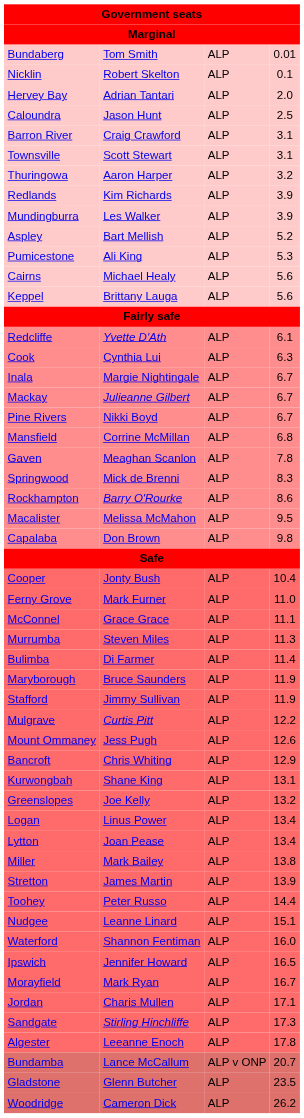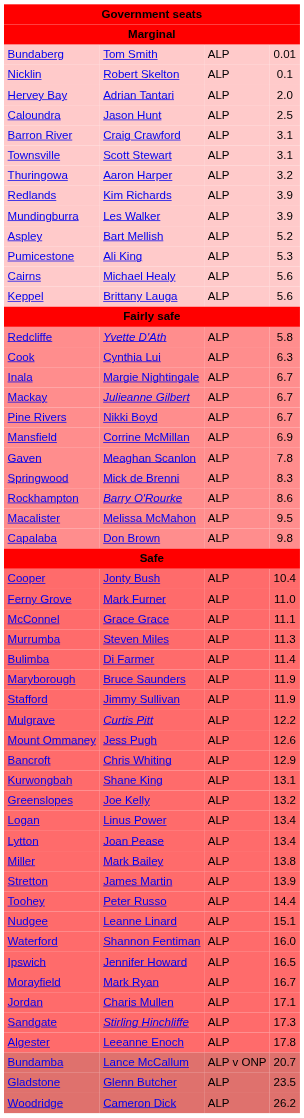(285, 337) 6.1 -> (285, 337) 5.8
(285, 438) 6.8 -> (285, 438) 6.9
